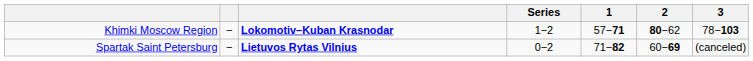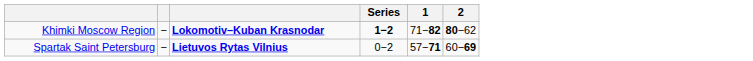- column: (721, 13)
(544, 30) normal -> (384, 30) bold
(609, 30) 57−71 -> (425, 30) 71−82
(609, 47) 71−82 -> (425, 47) 57−71
